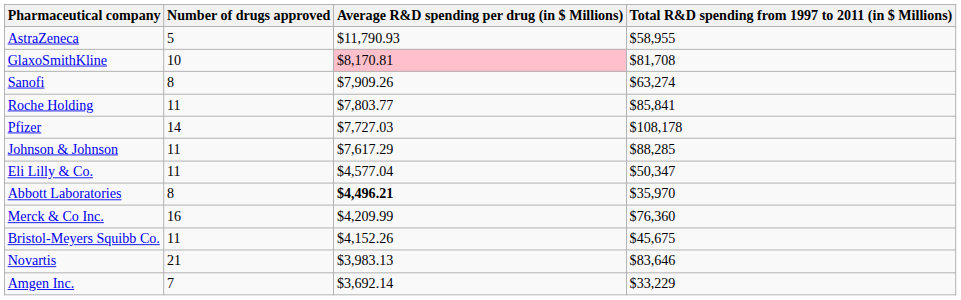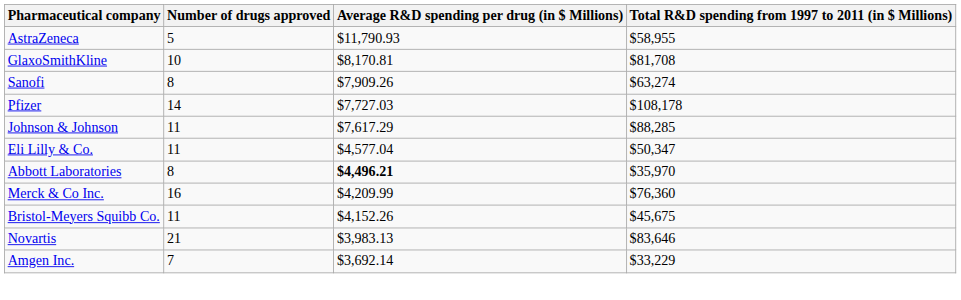(365, 60) pink background -> (365, 60) no background
- row: (51, 104)
